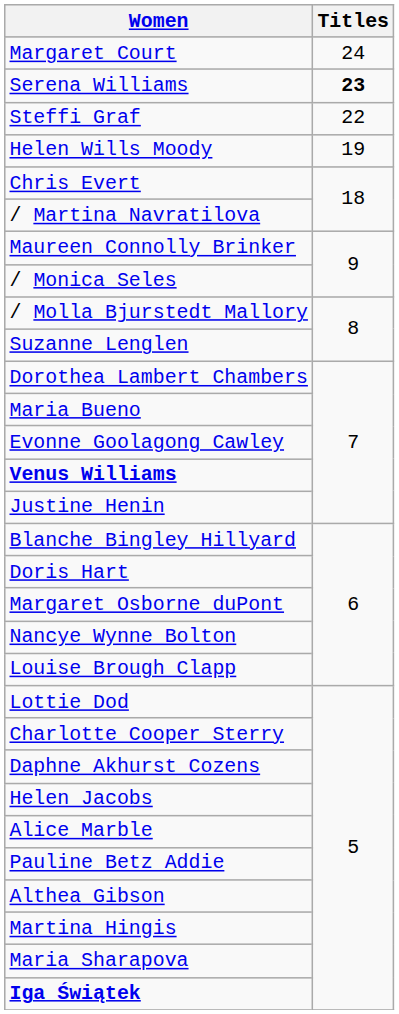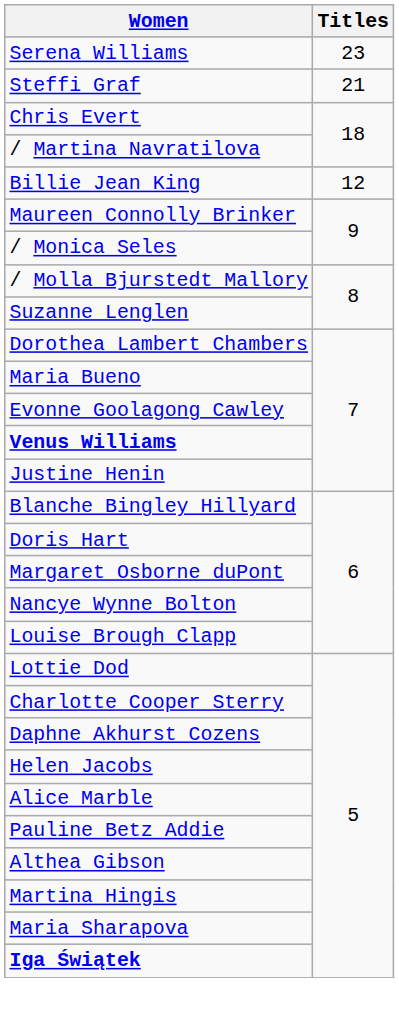- row: (93, 53)
(353, 86) bold -> (353, 53) normal
(353, 118) 22 -> (353, 86) 21
- row: (111, 151)
+ row: (105, 183)
